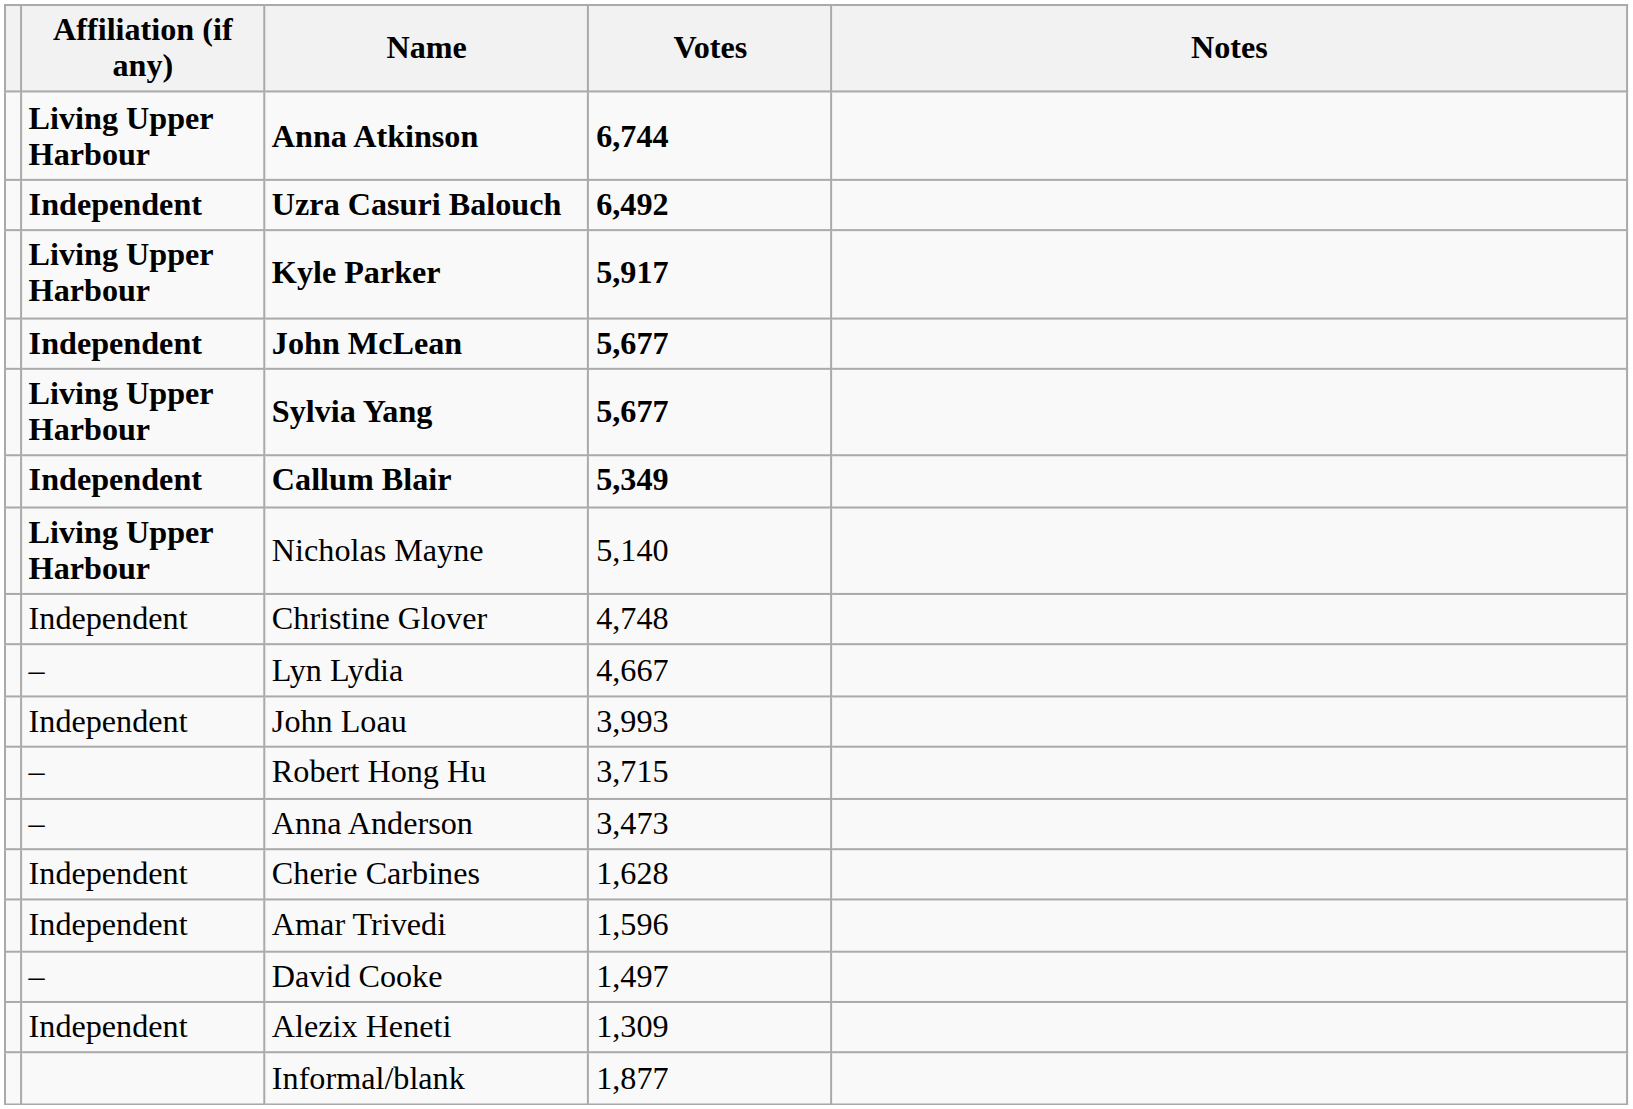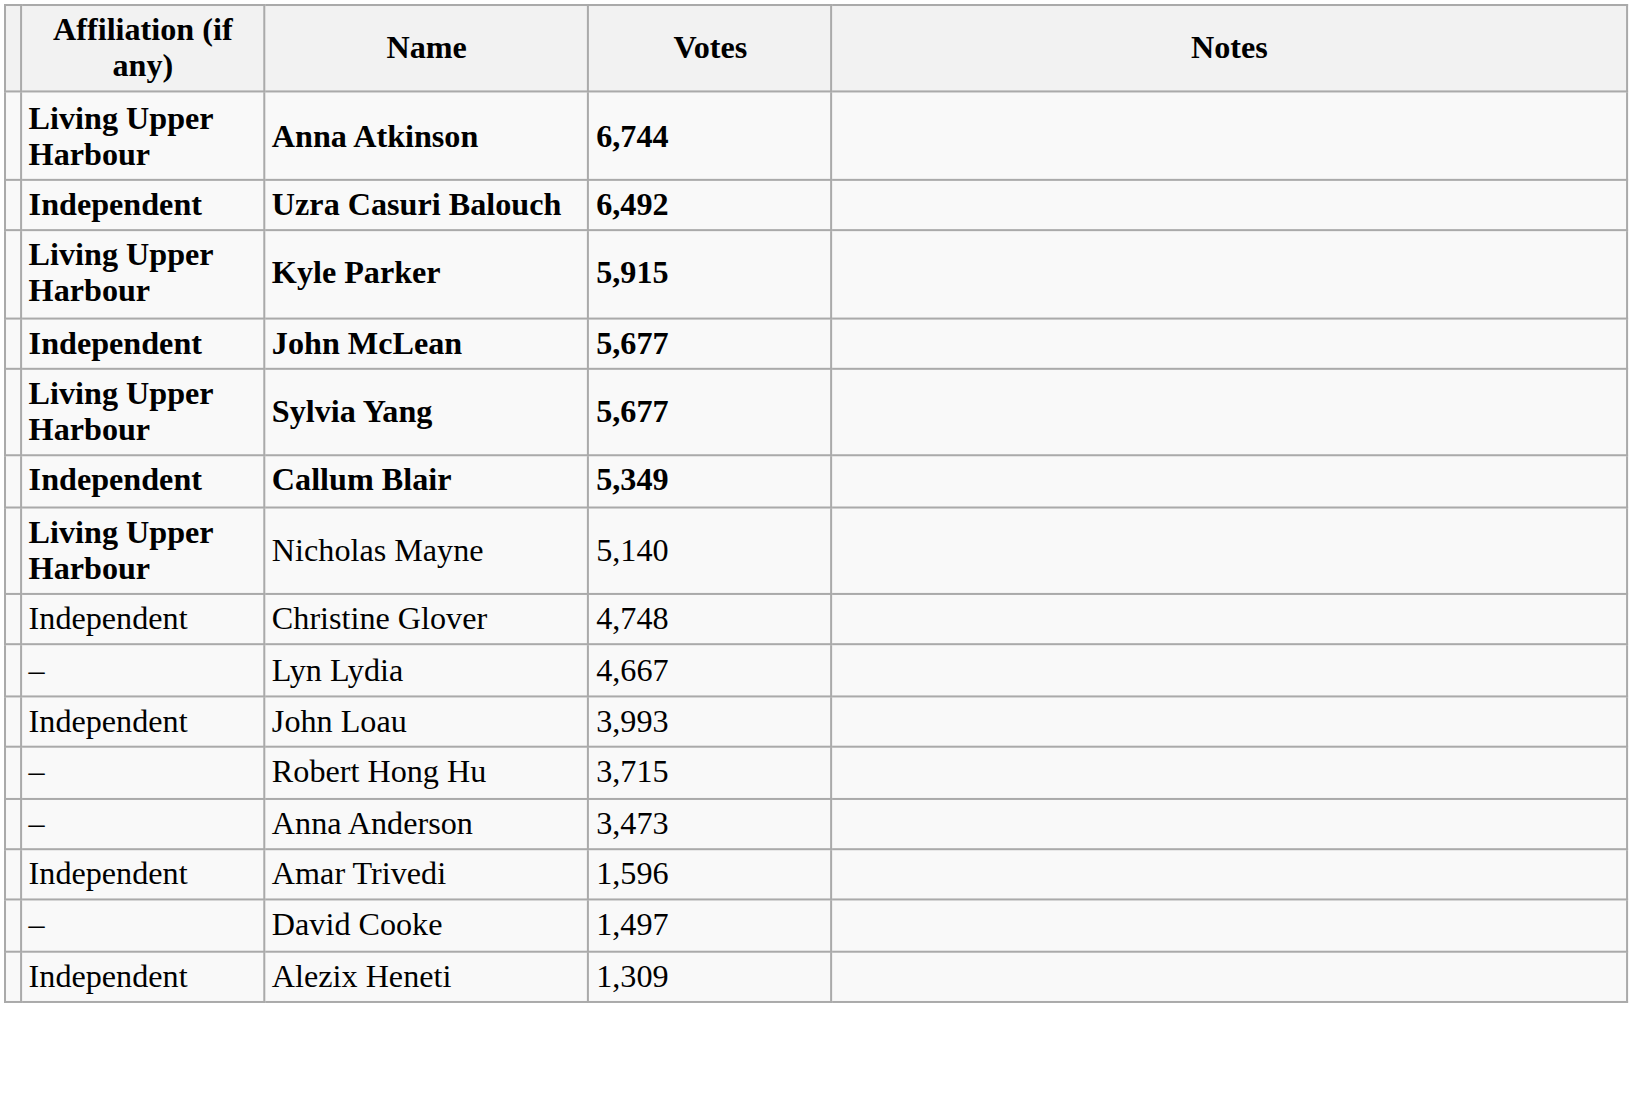(632, 273) 5,917 -> (632, 273) 5,915
- row: (376, 873)
- row: (368, 1077)
